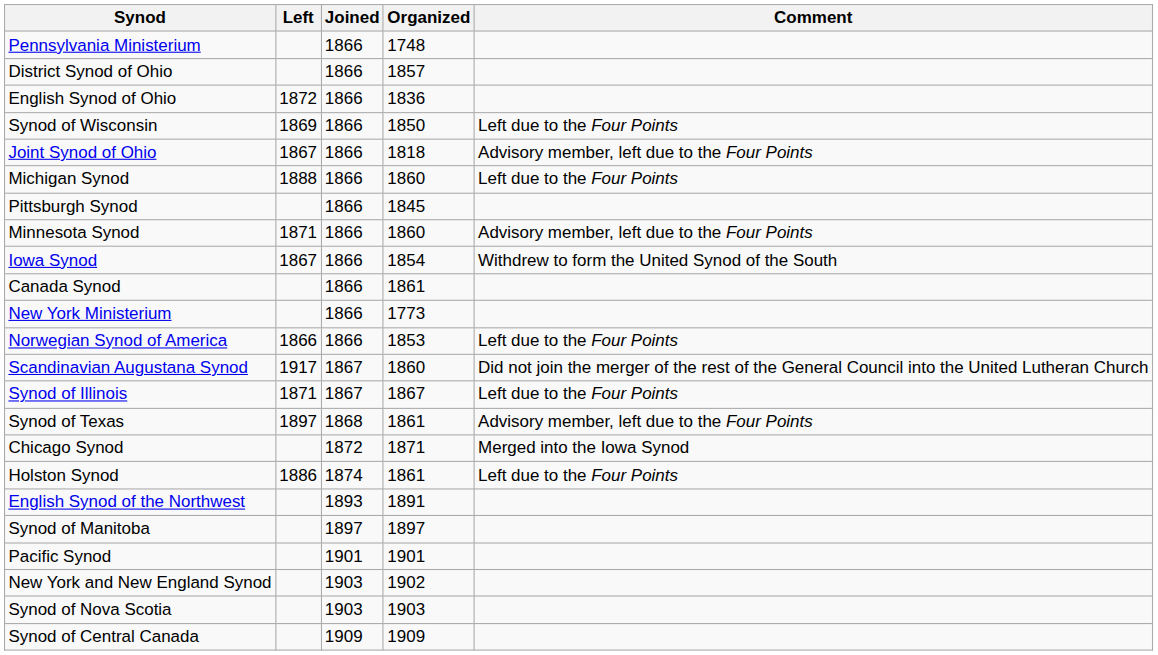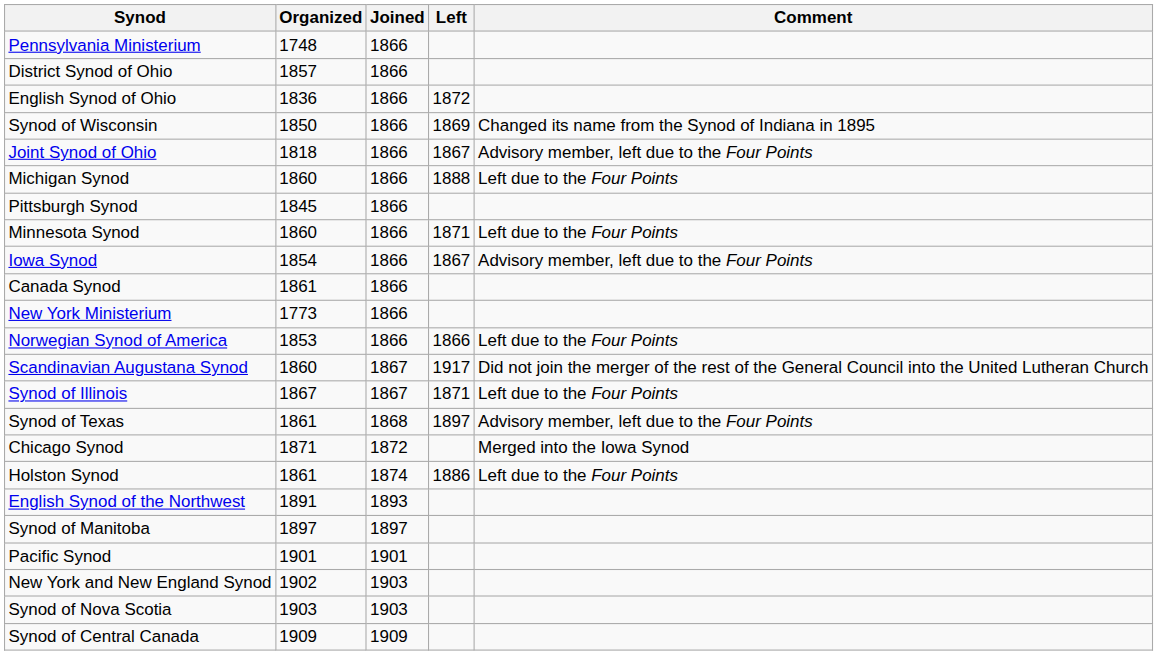columns swapped: (429, 17) <-> (298, 17)
(578, 125) Left due to the Four Points -> (677, 125) Changed its name from the Synod of Indiana in 1895
(645, 233) Advisory member, left due to the Four Points -> (578, 233) Left due to the Four Points
(658, 260) Withdrew to form the United Synod of the South -> (645, 260) Advisory member, left due to the Four Points
